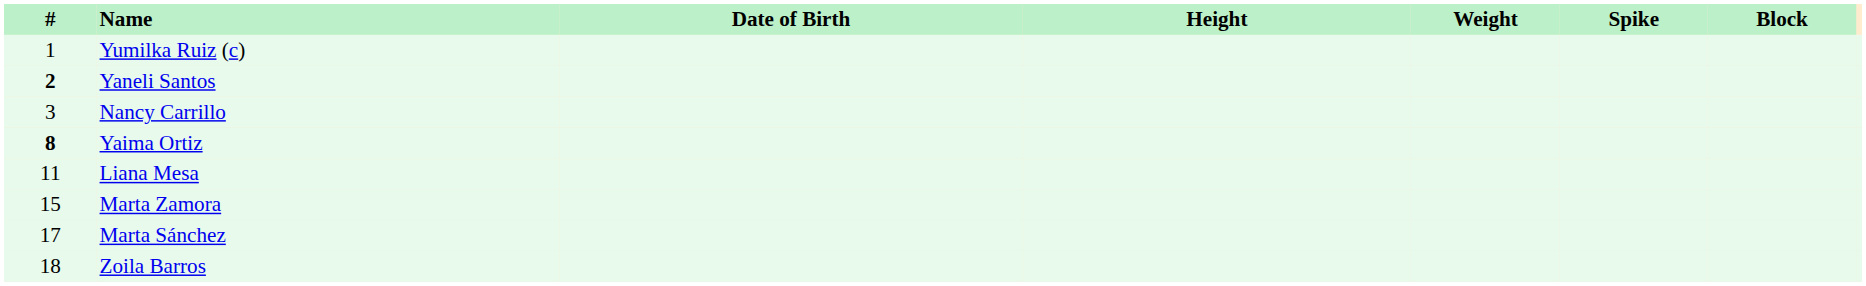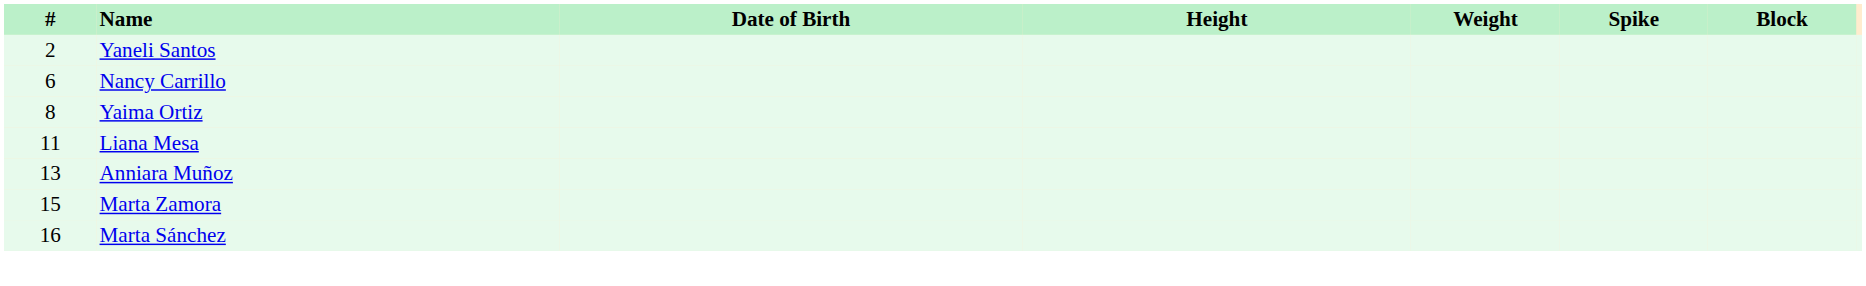- row: (172, 50)
(50, 80) bold -> (50, 50) normal
(50, 111) 3 -> (50, 80) 6
(50, 142) bold -> (50, 111) normal
+ row: (166, 173)
(50, 235) 17 -> (50, 235) 16
- row: (153, 266)
